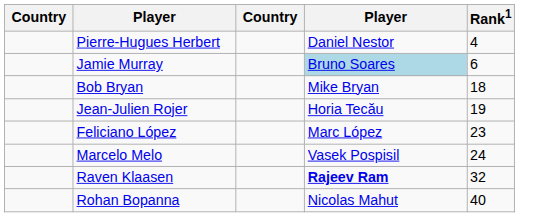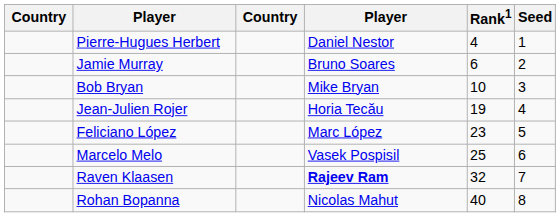+ column: (535, 17)
(351, 64) lightblue background -> (351, 64) no background
(478, 87) 18 -> (478, 87) 10
(478, 155) 24 -> (478, 155) 25
